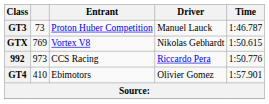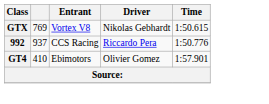- row: (17, 28)
(40, 59) 973 -> (40, 44) 937
